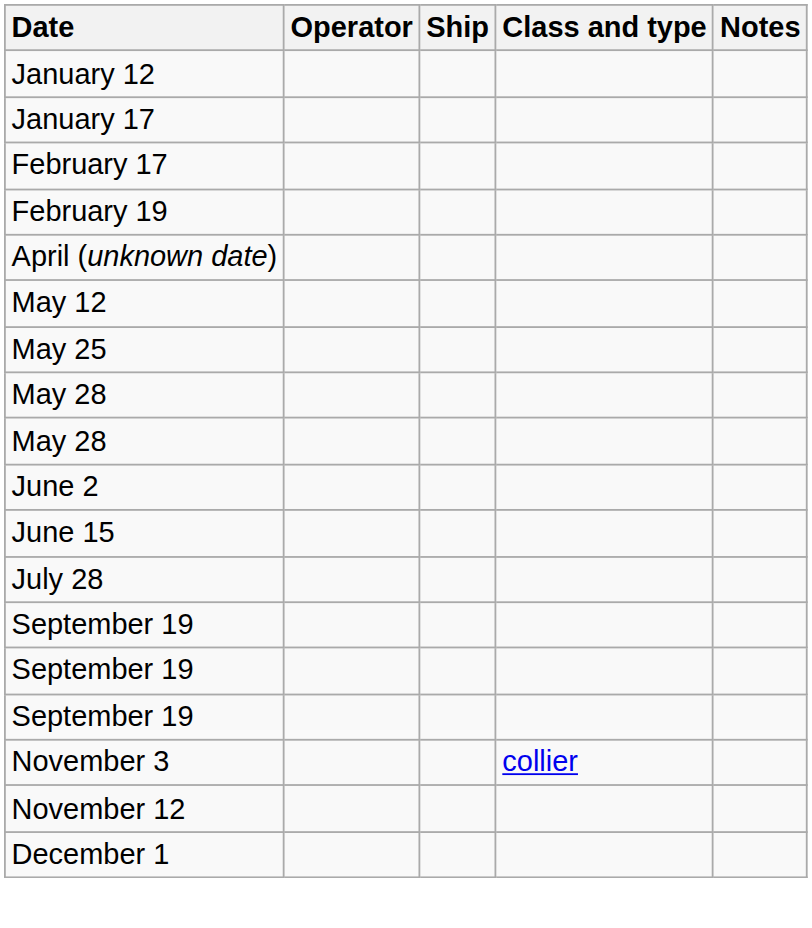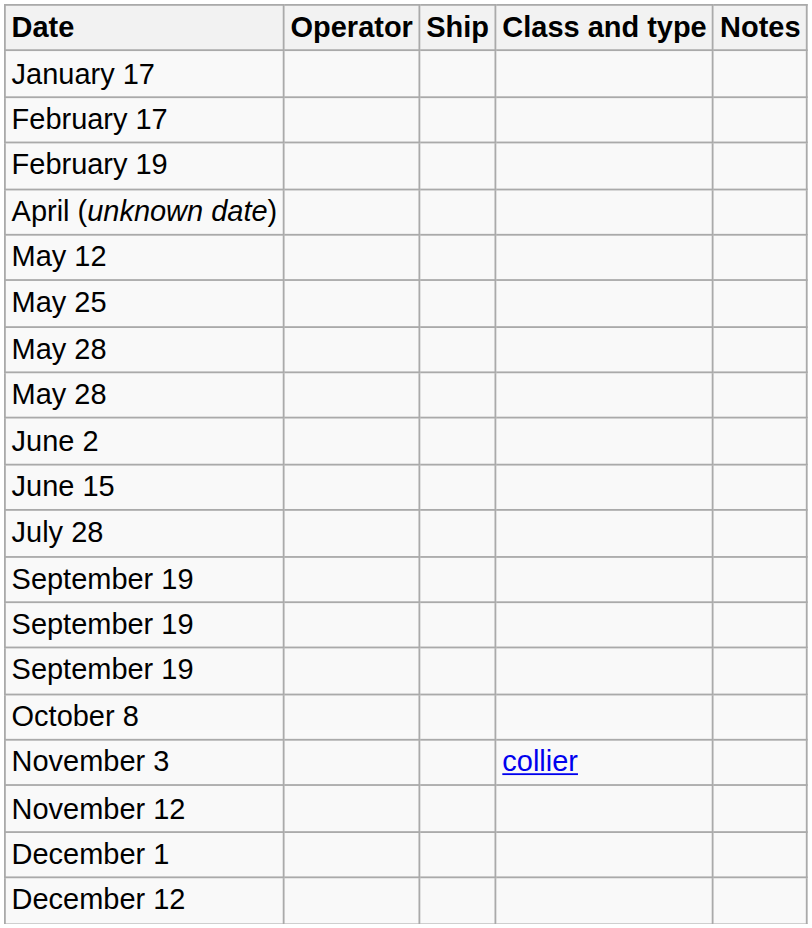- row: (83, 73)
+ row: (75, 716)
+ row: (99, 900)
